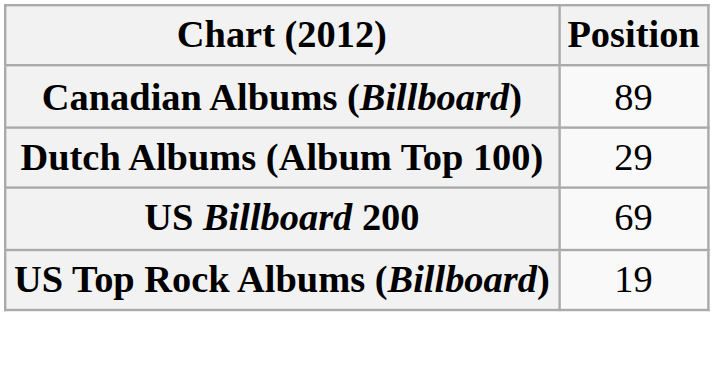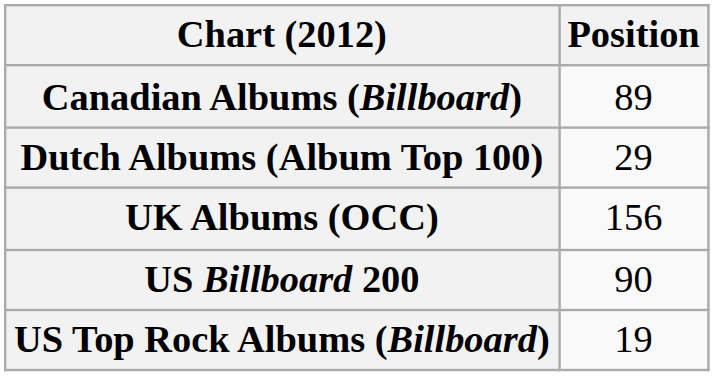+ row: (282, 217)
(634, 217) 69 -> (634, 278) 90
